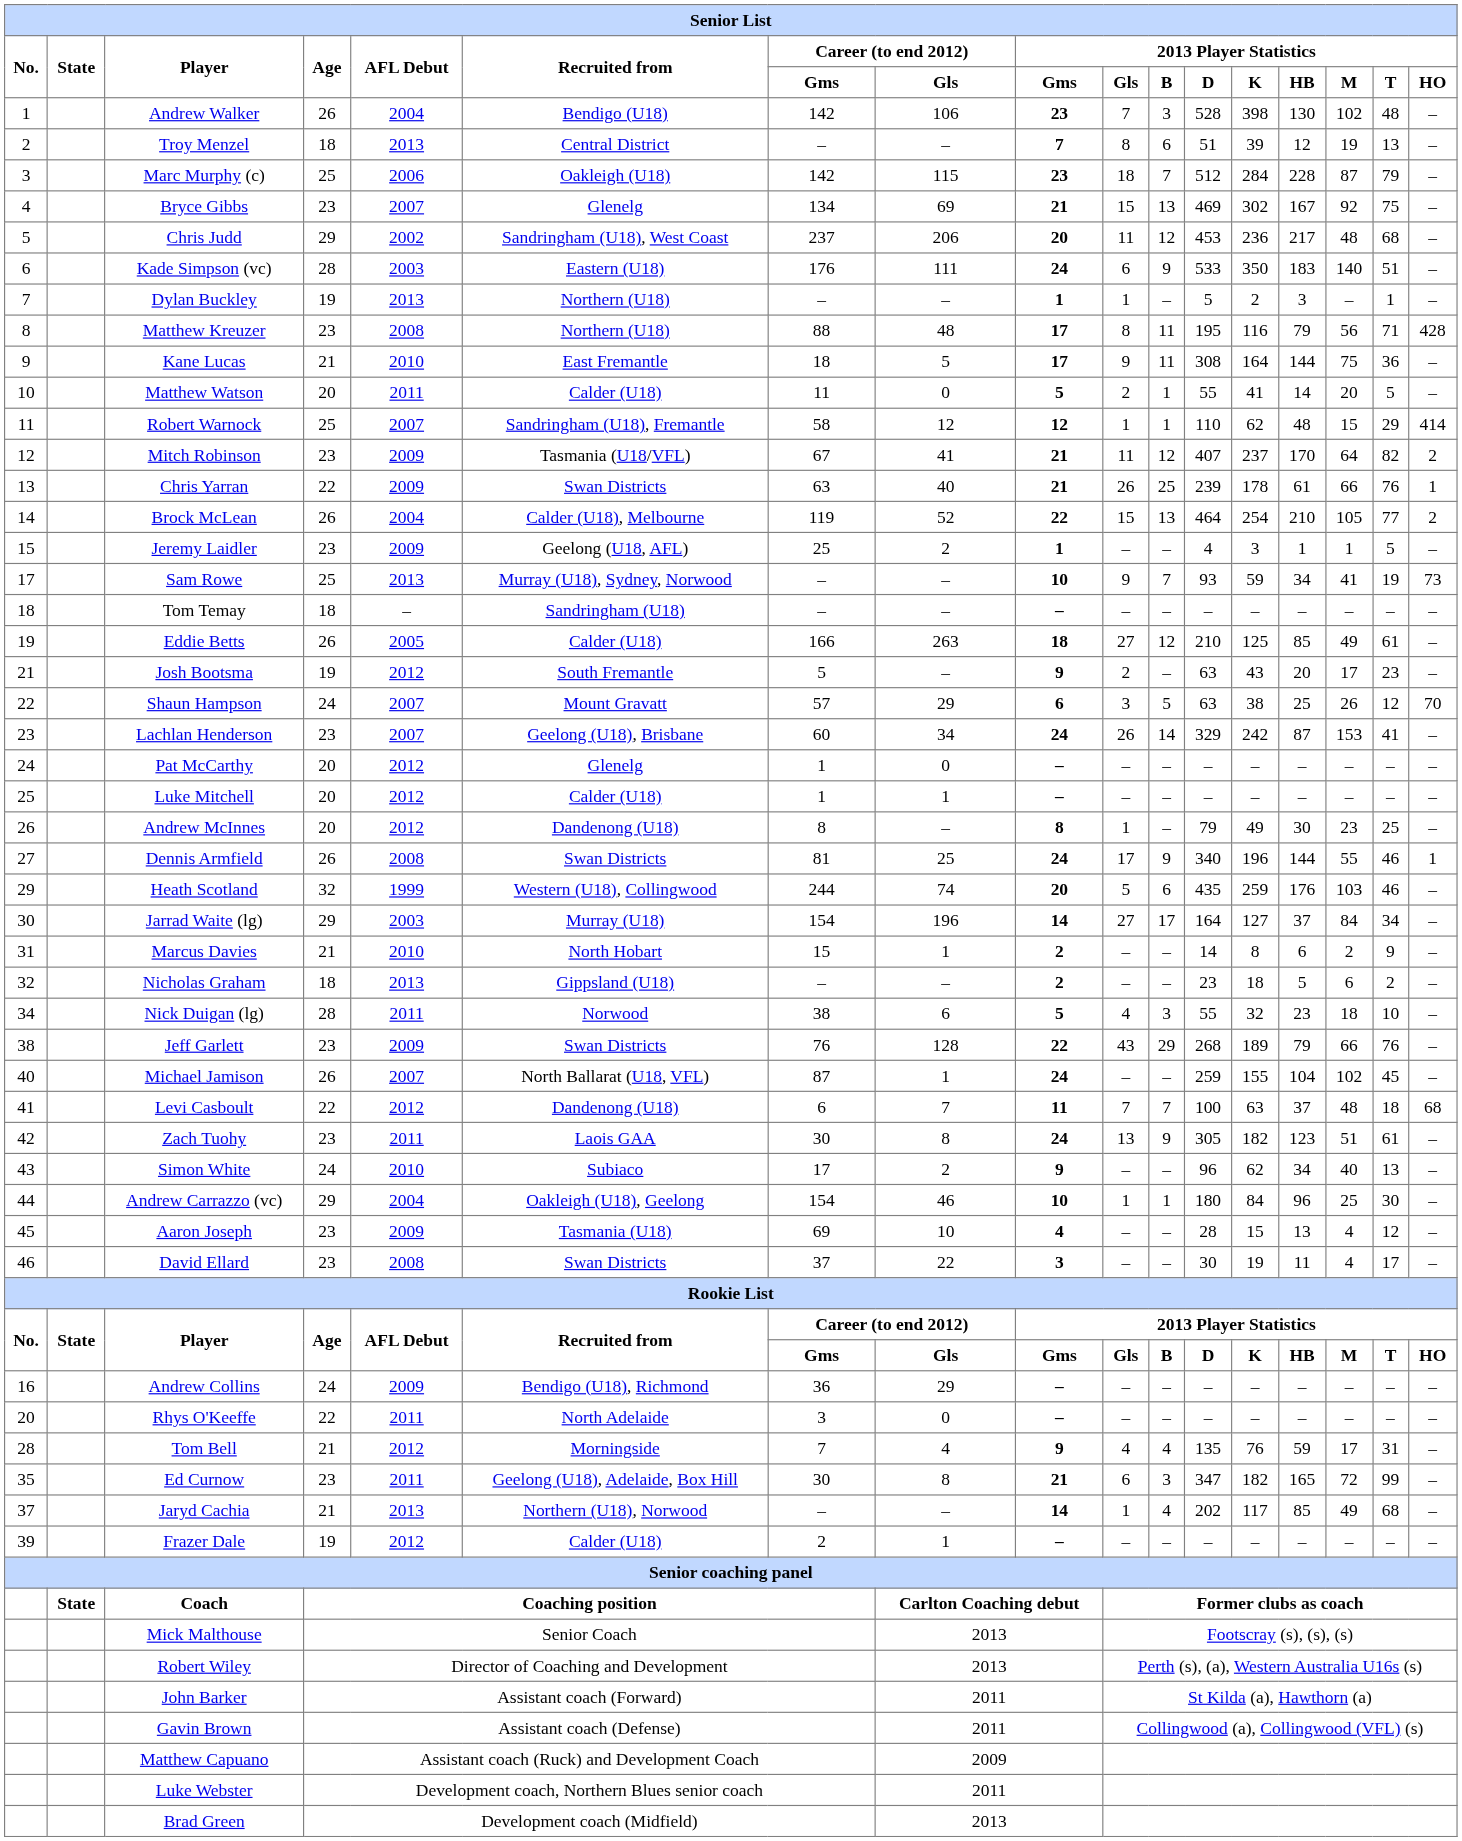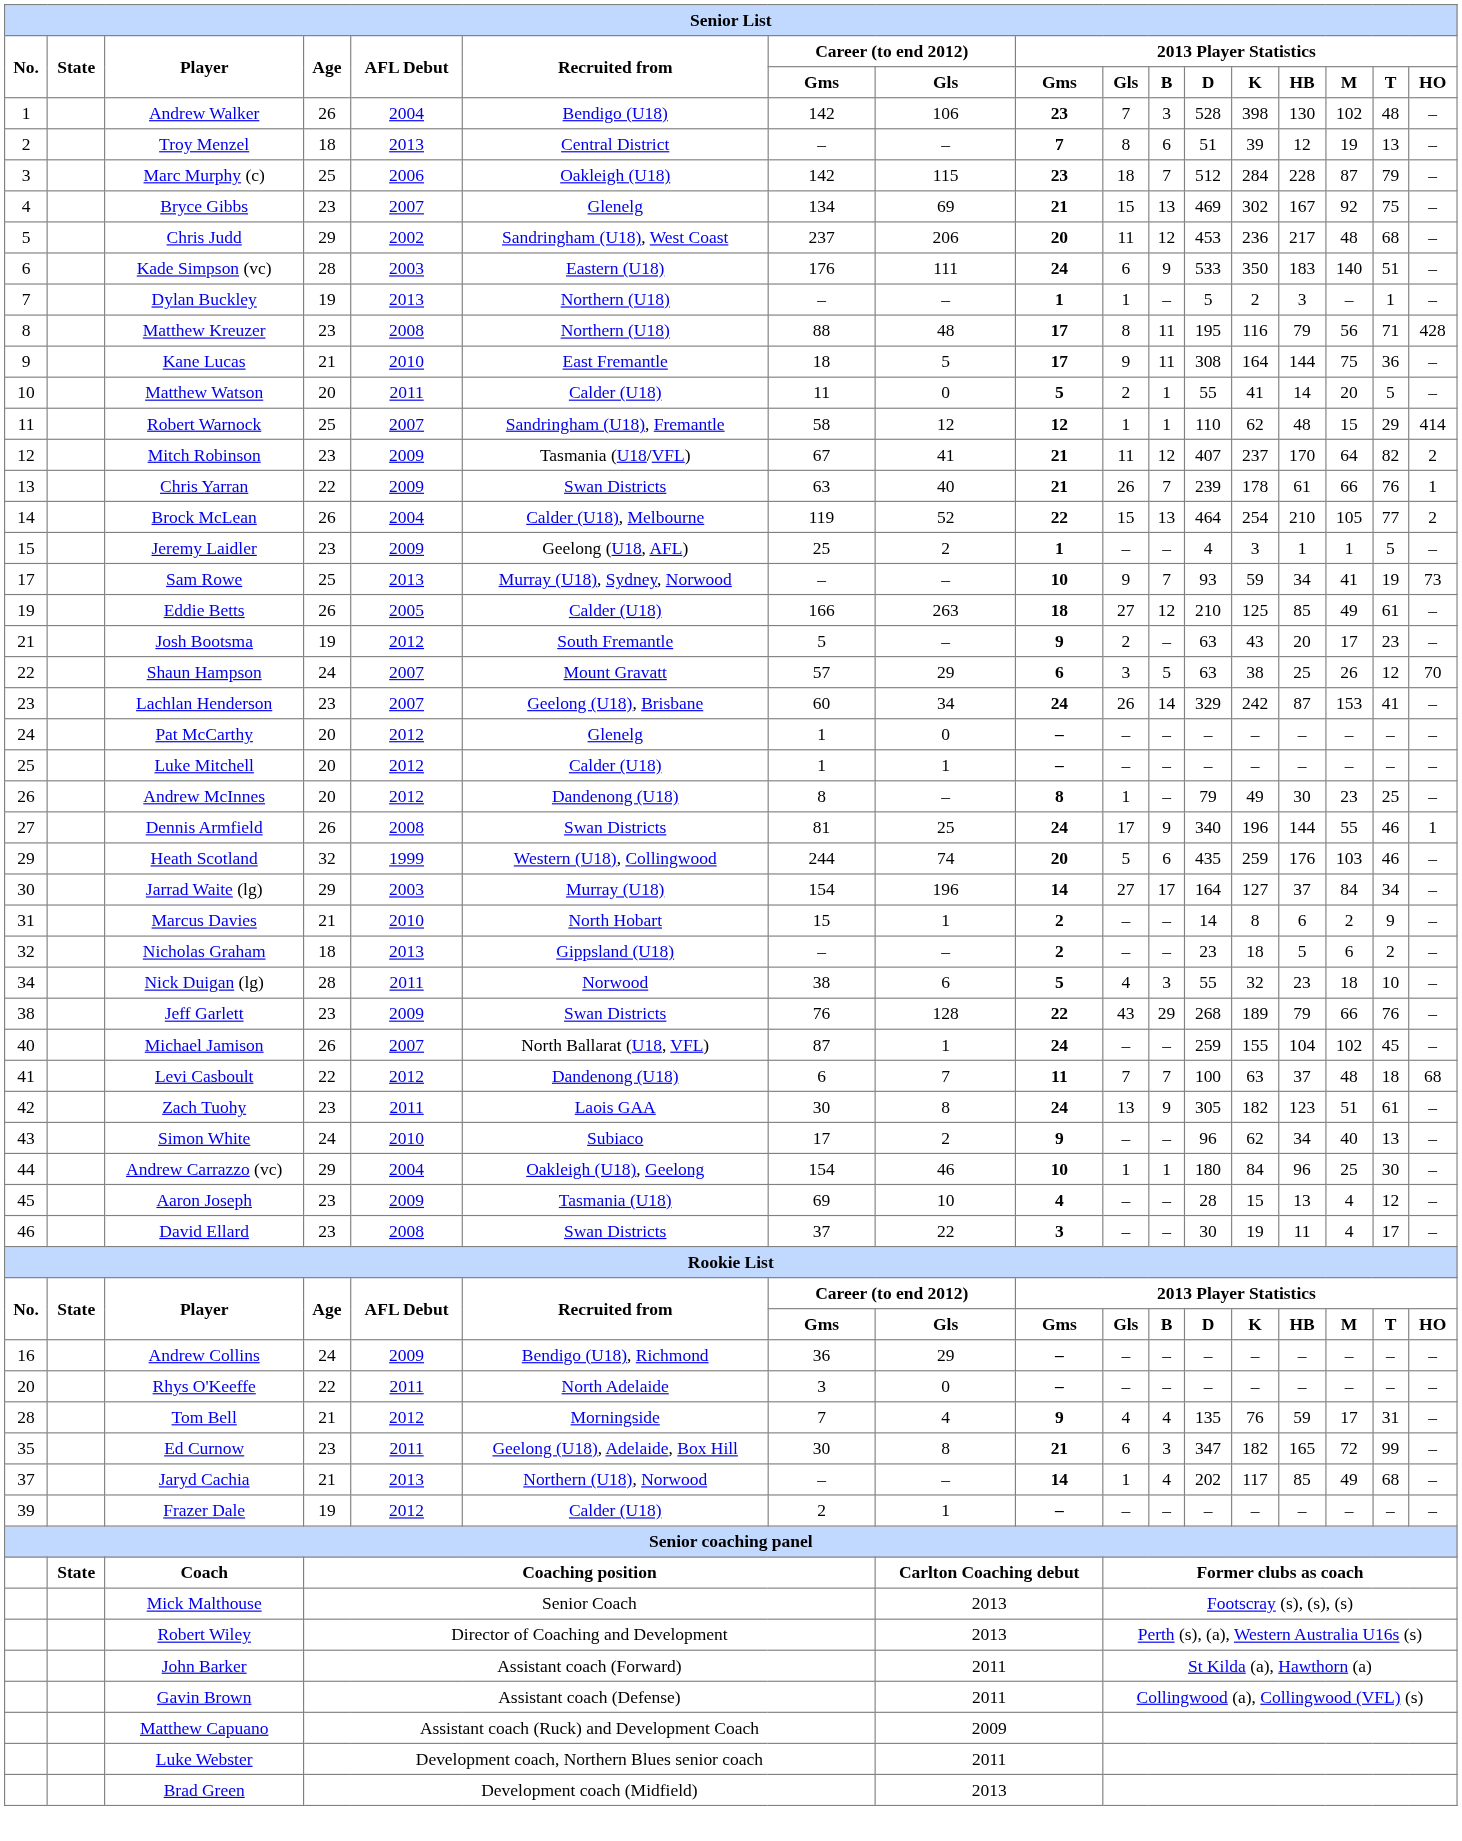(1167, 485) 25 -> (1167, 485) 7
- row: (26, 609)
